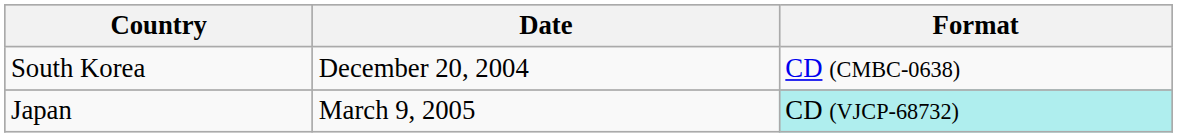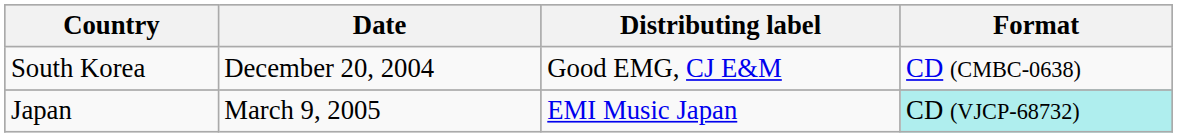+ column: (721, 25)
